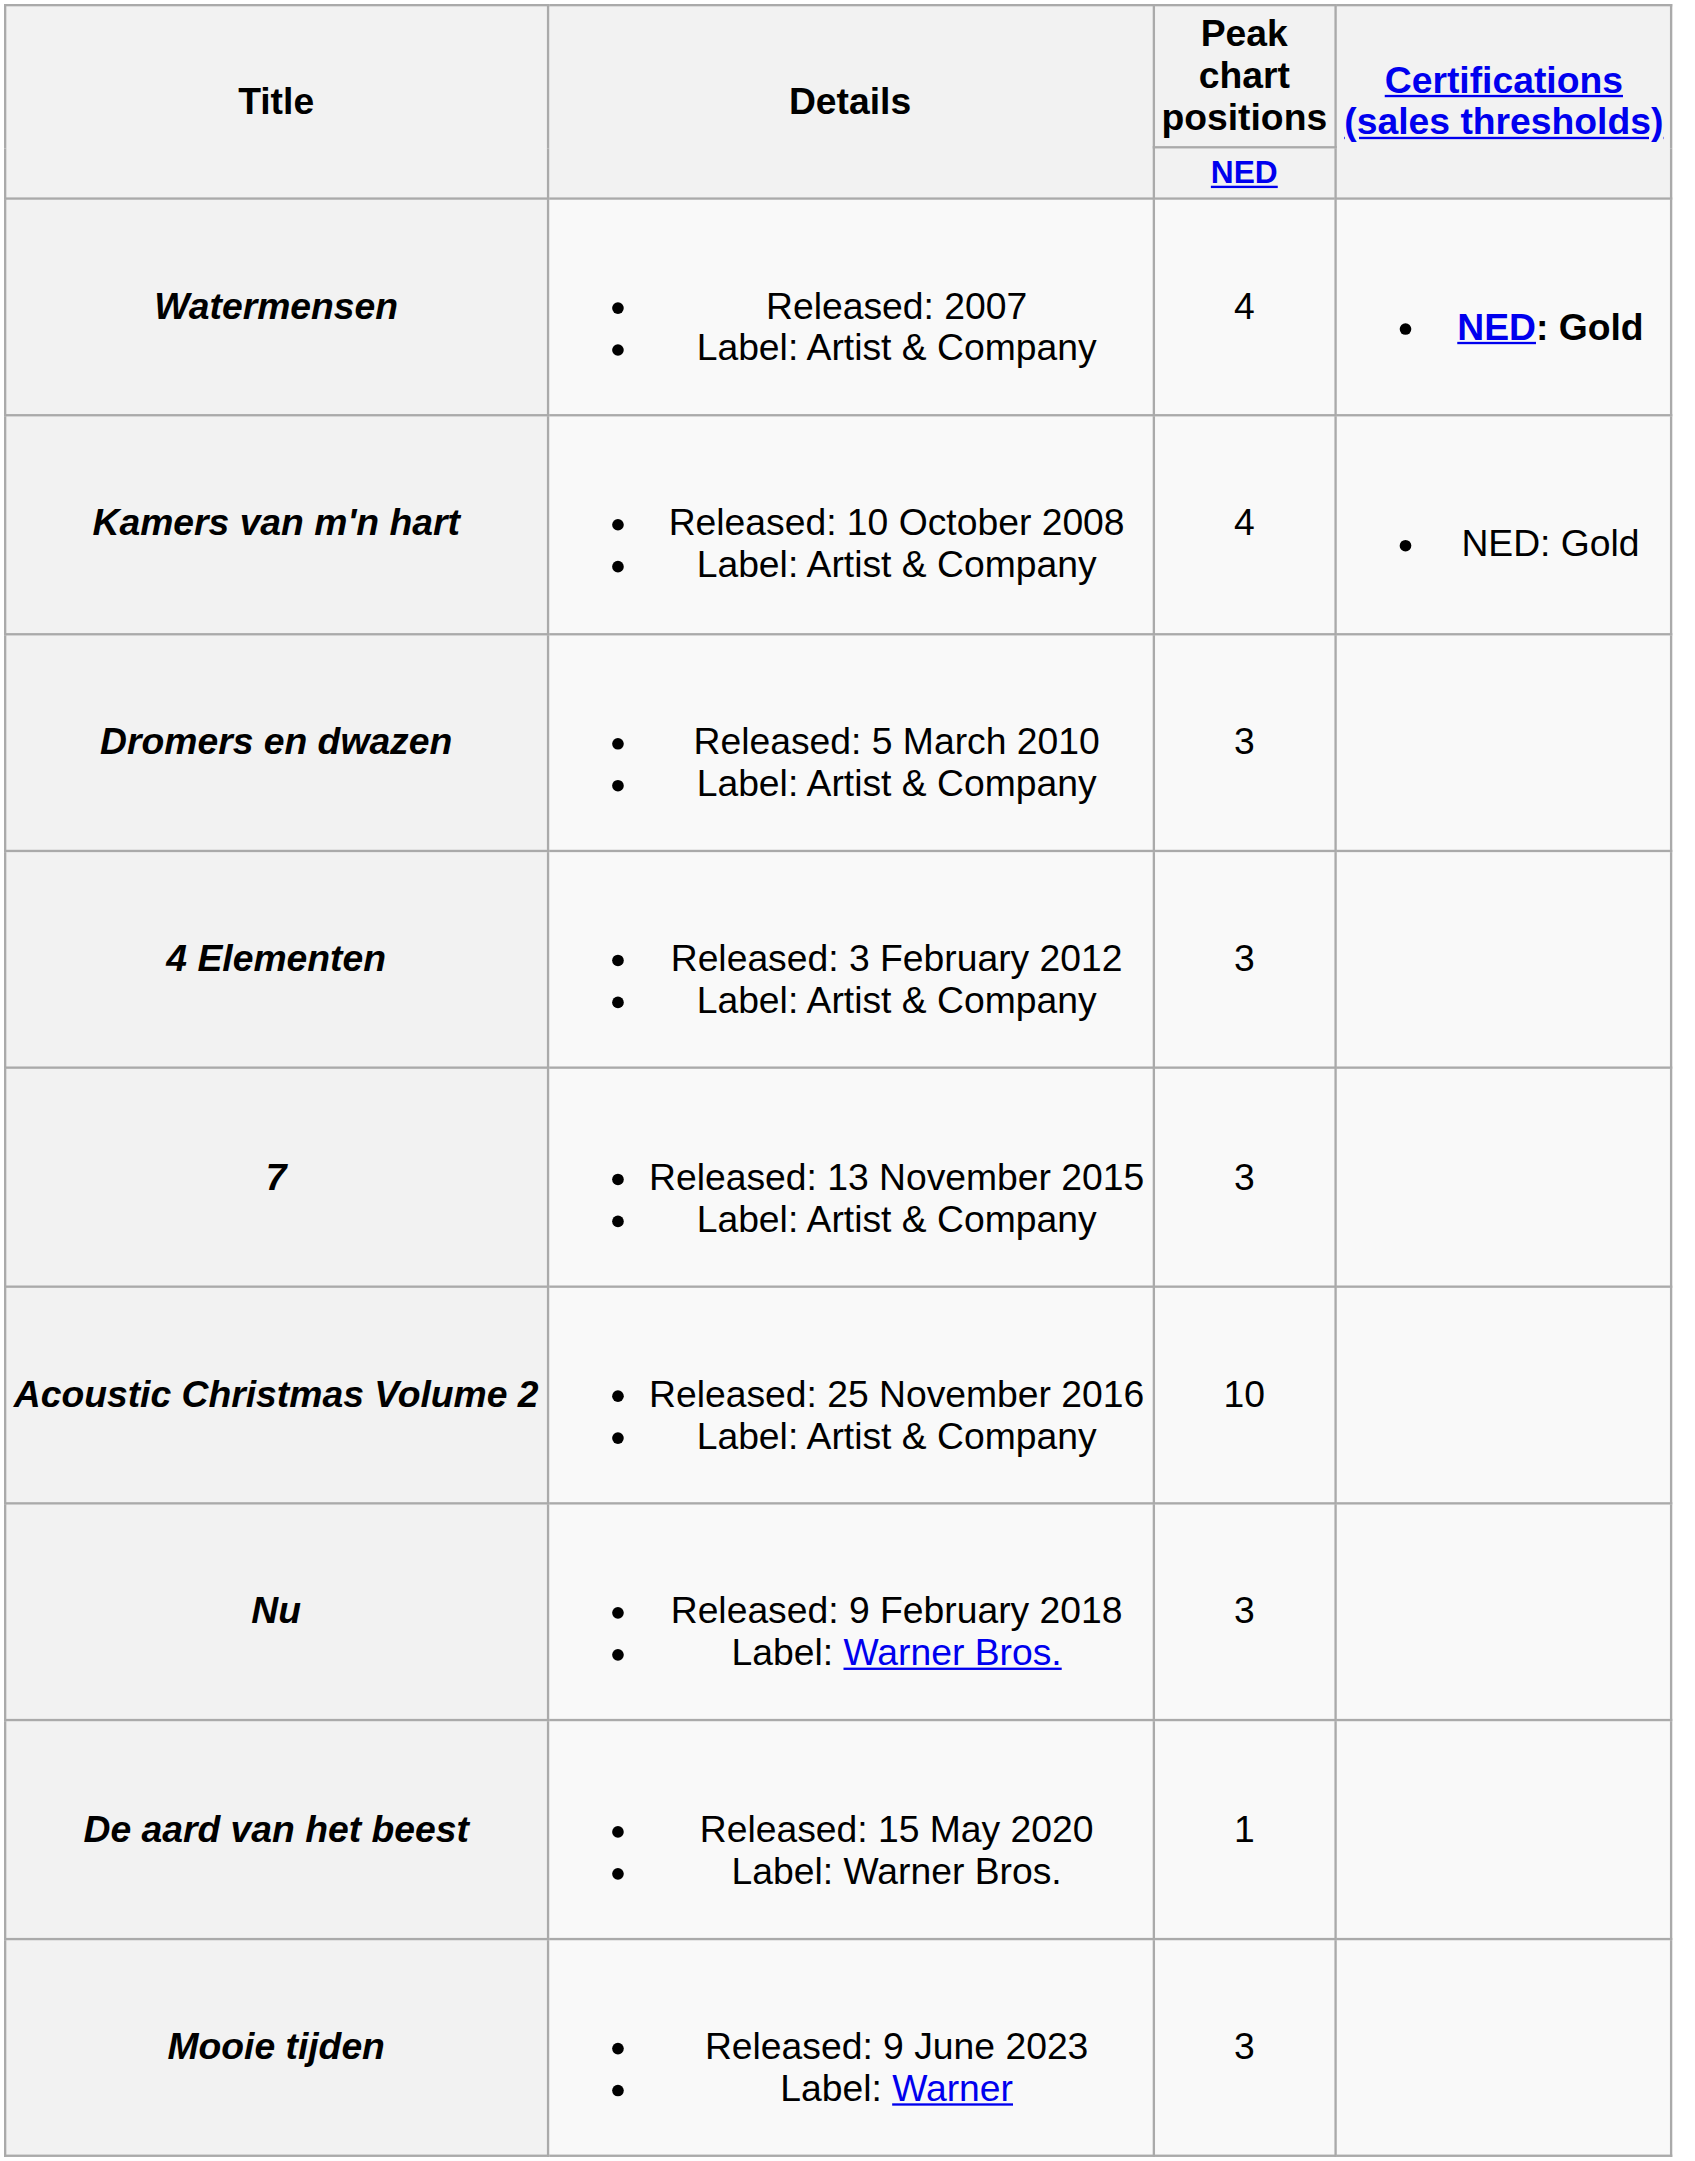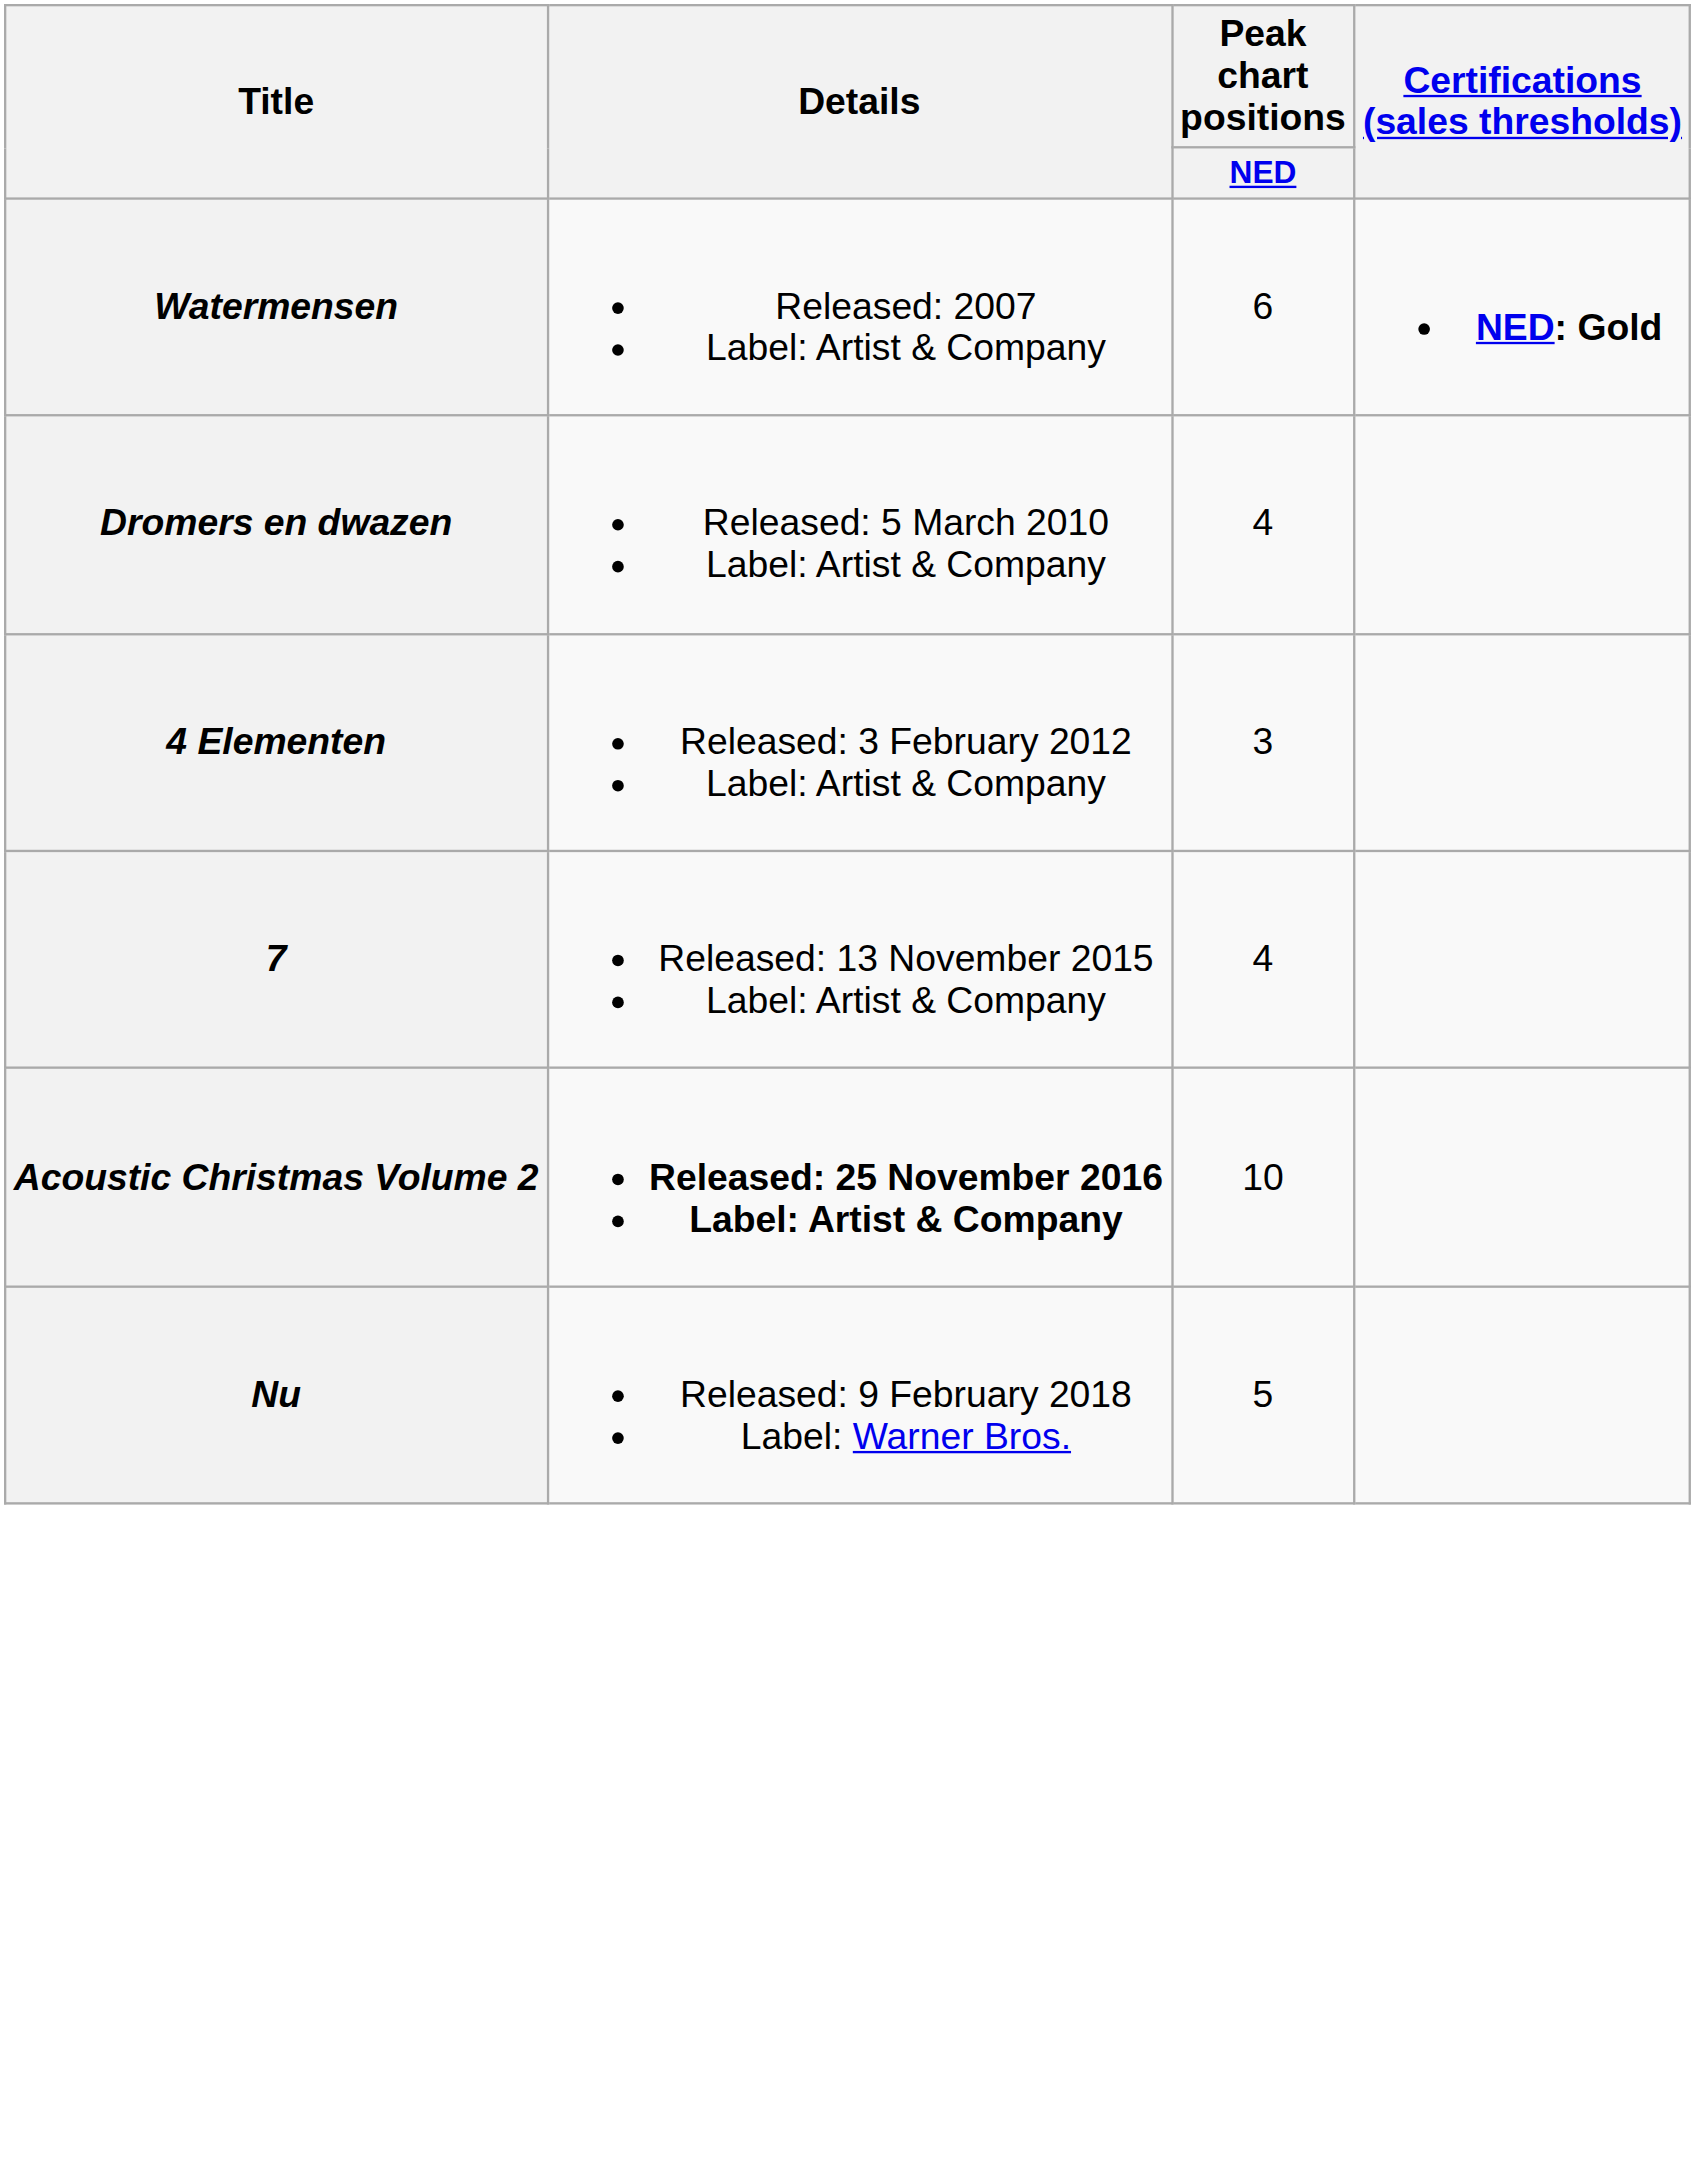(1244, 306) 4 -> (1263, 306) 6
- row: (276, 523)
(1244, 741) 3 -> (1263, 523) 4
(1244, 1176) 3 -> (1263, 958) 4
(850, 1416) normal -> (859, 1198) bold
(1244, 1611) 3 -> (1263, 1394) 5
- row: (276, 1829)
- row: (276, 2046)
